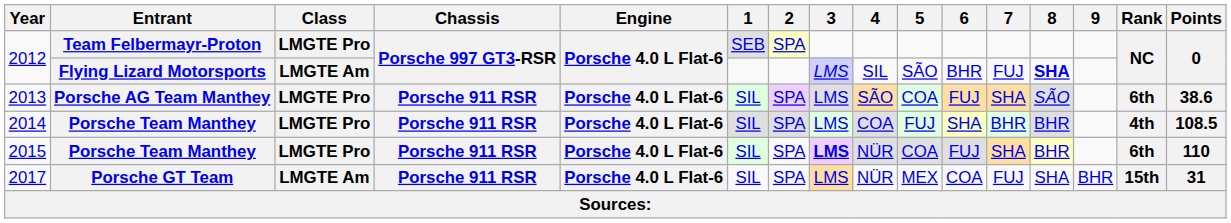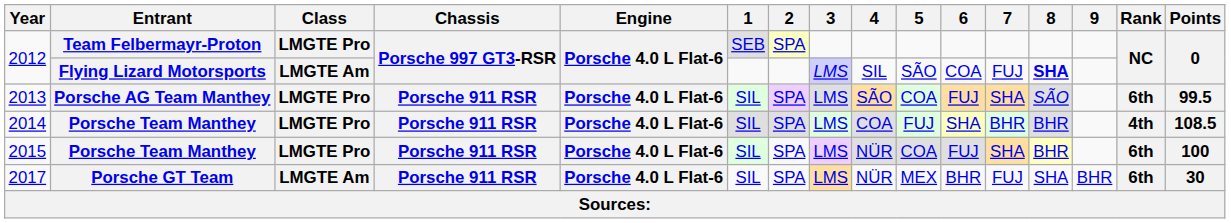(964, 71) BHR -> (963, 71) COA
(1196, 97) 38.6 -> (1195, 97) 99.5
(831, 150) bold -> (831, 150) normal
(1196, 150) 110 -> (1195, 150) 100
(964, 177) COA -> (963, 177) BHR
(1142, 177) 15th -> (1141, 177) 6th
(1196, 177) 31 -> (1195, 177) 30
